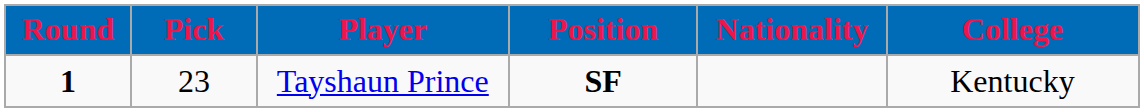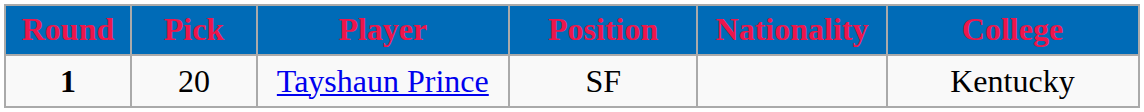(194, 80) 23 -> (194, 80) 20
(603, 80) bold -> (603, 80) normal
